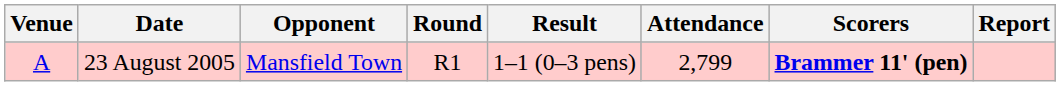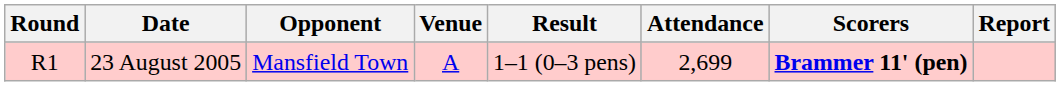columns swapped: (448, 23) <-> (42, 23)
(705, 61) 2,799 -> (705, 61) 2,699
